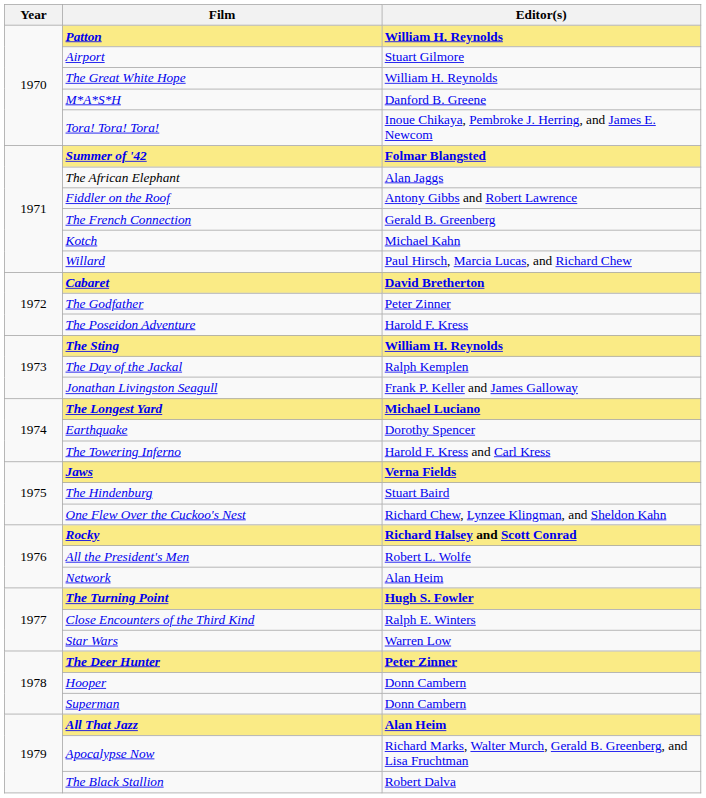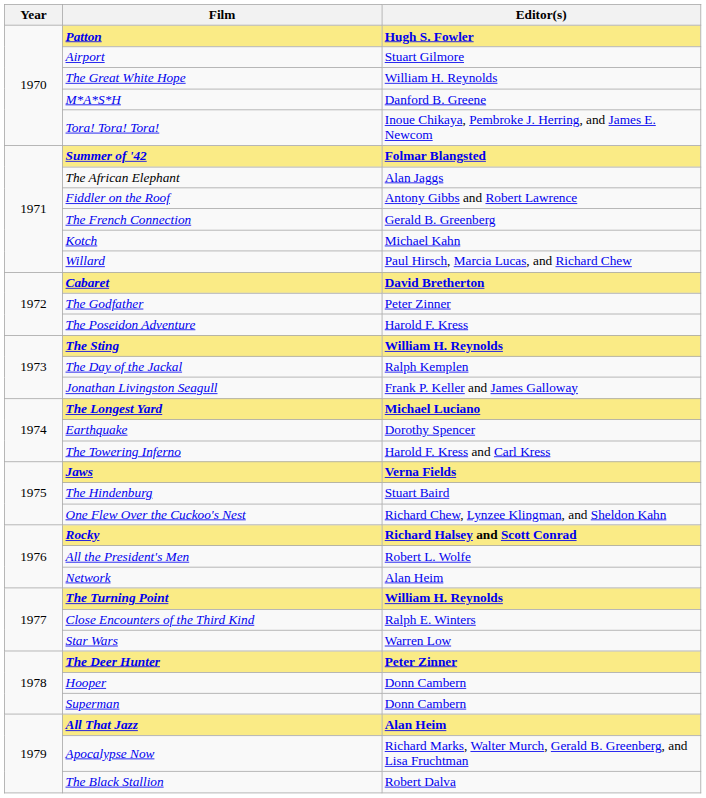(444, 36) William H. Reynolds -> (429, 36) Hugh S. Fowler
(429, 598) Hugh S. Fowler -> (444, 598) William H. Reynolds
